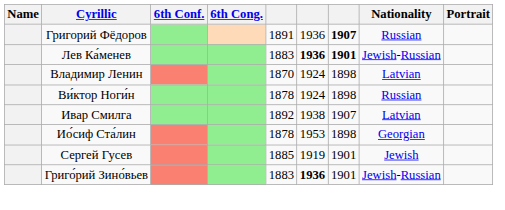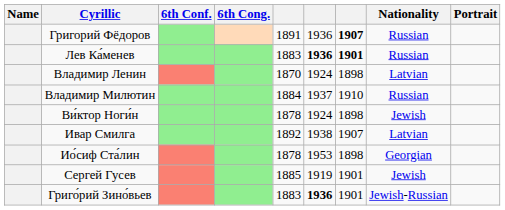(401, 54) Jewish-Russian -> (409, 54) Russian
+ row: (100, 94)
(401, 94) Russian -> (409, 114) Jewish
